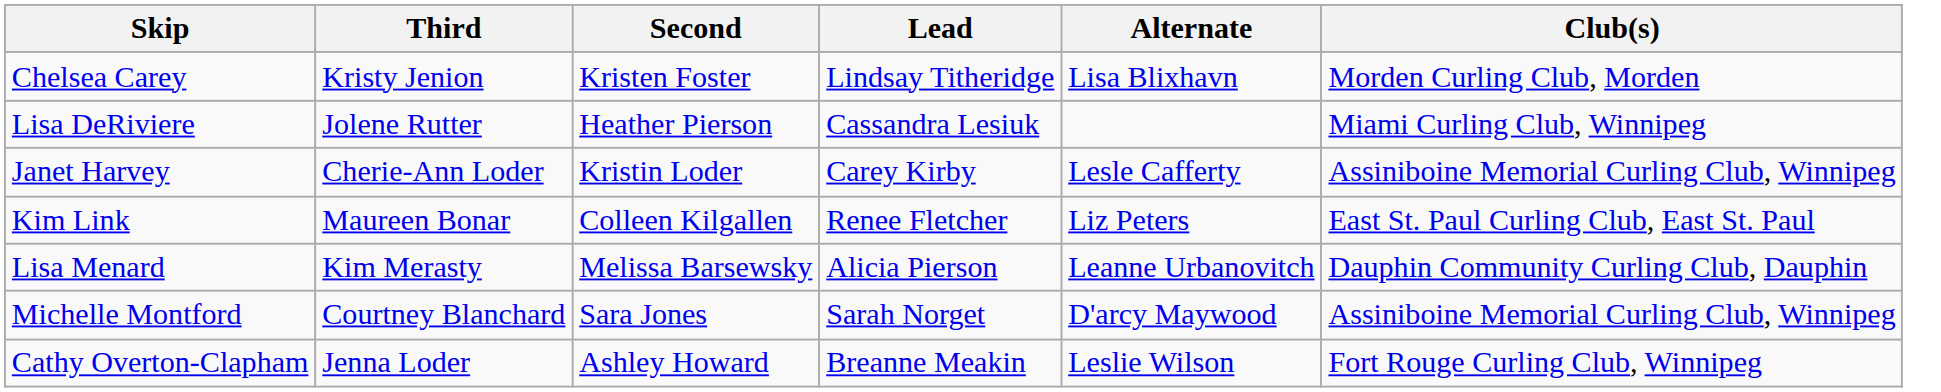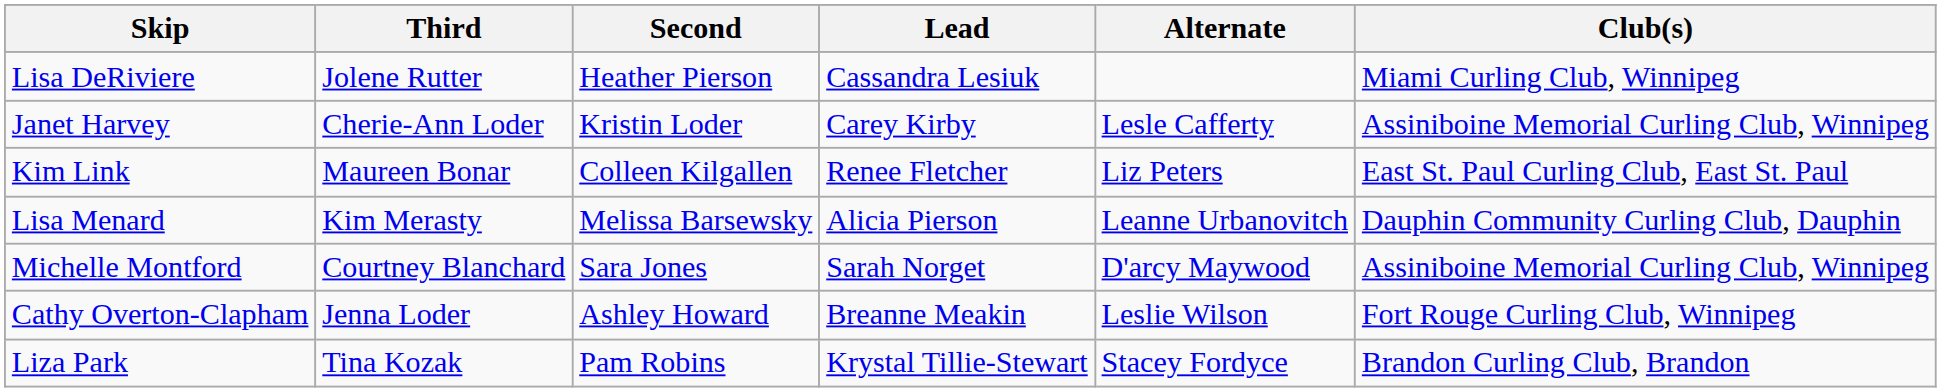- row: (99, 76)
+ row: (70, 362)
